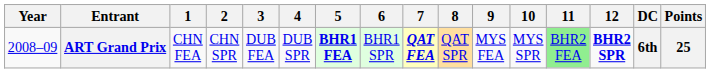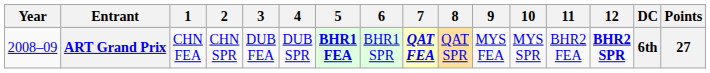(568, 47) lightgreen background -> (568, 47) no background
(683, 47) 25 -> (683, 47) 27
